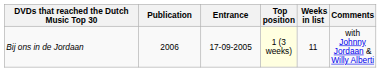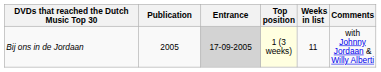(170, 47) 2006 -> (170, 47) 2005
(231, 47) no background -> (231, 47) lightgrey background
